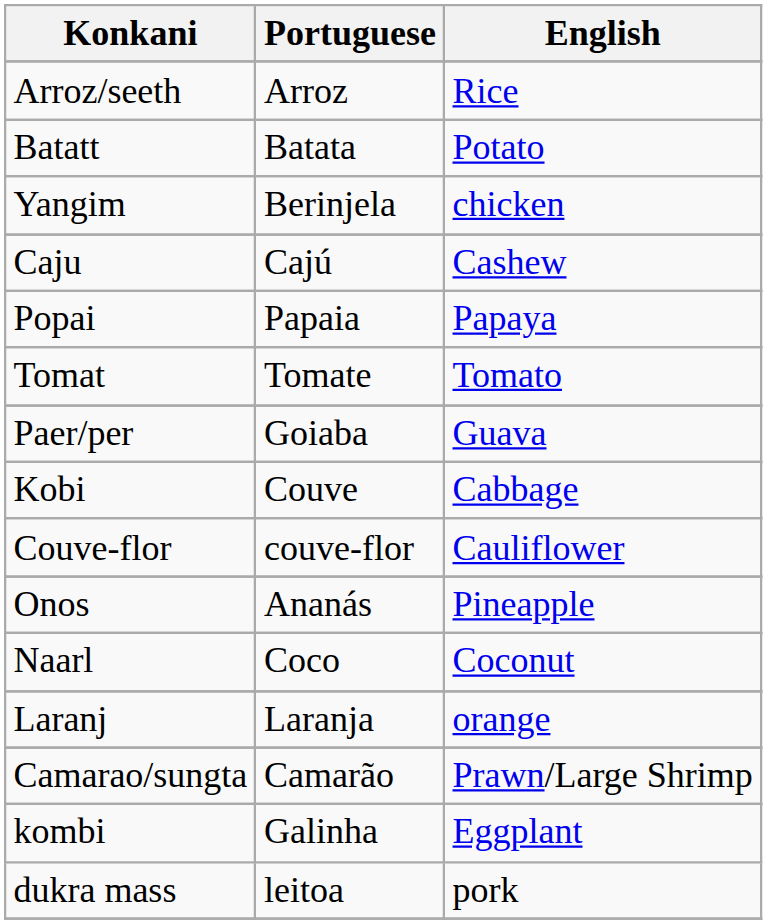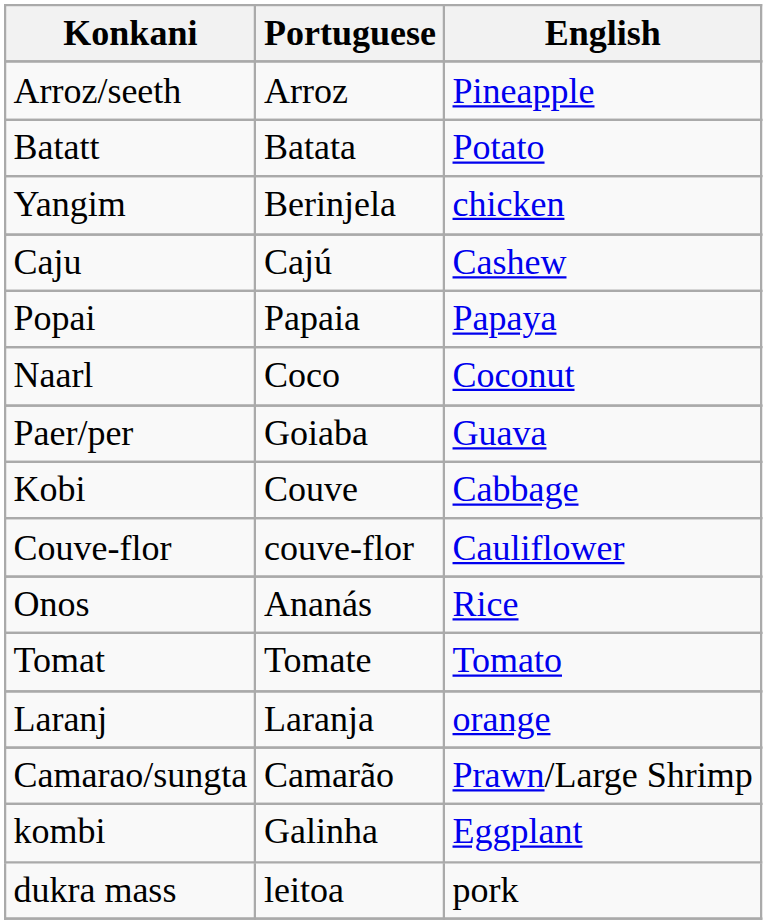(486, 90) Rice -> (524, 90) Pineapple
rows swapped: (59, 375) <-> (53, 661)
(524, 603) Pineapple -> (486, 603) Rice
